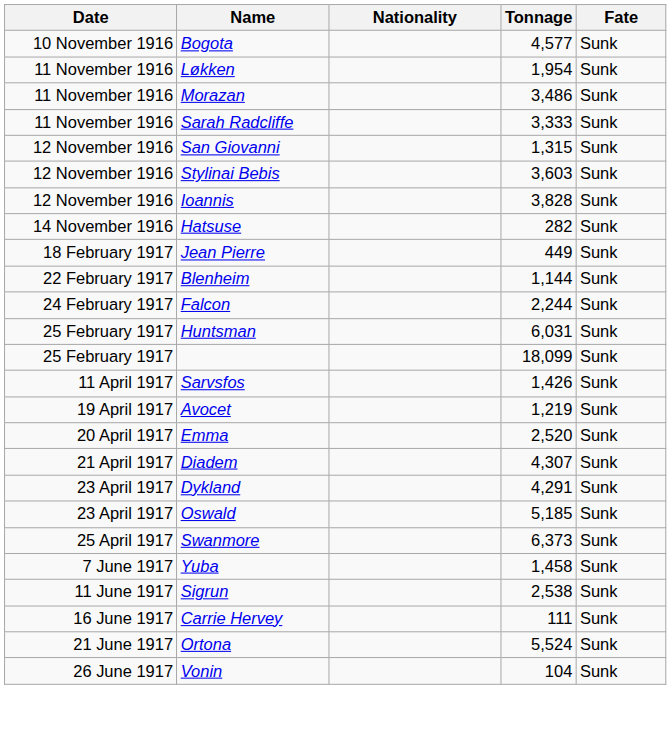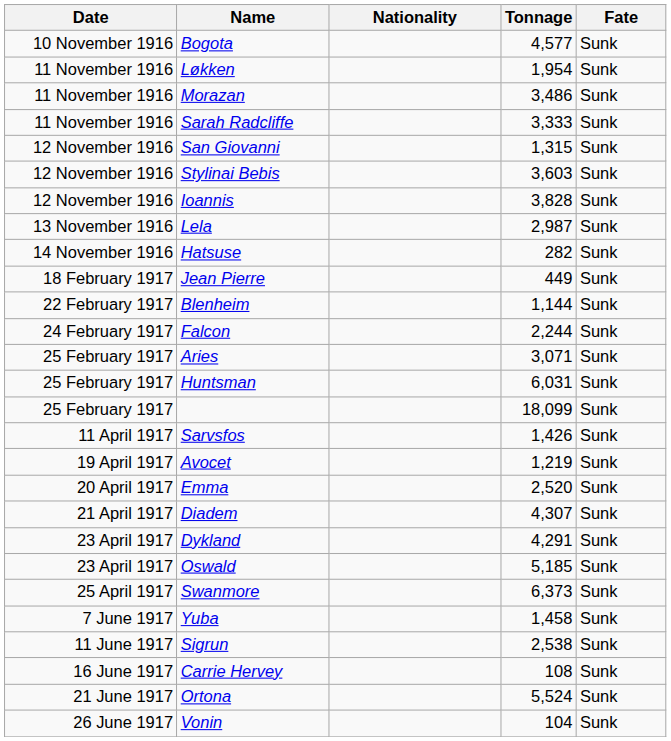+ row: (196, 226)
+ row: (199, 357)
(560, 618) 111 -> (559, 670) 108
